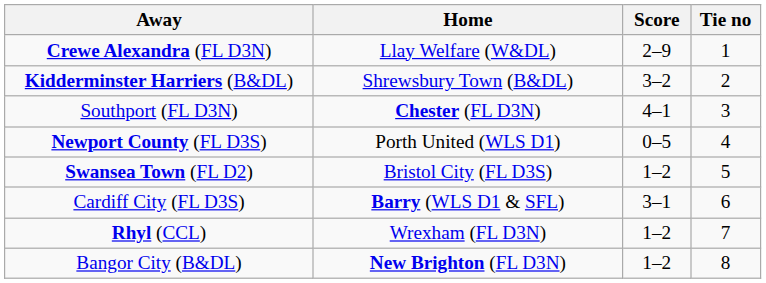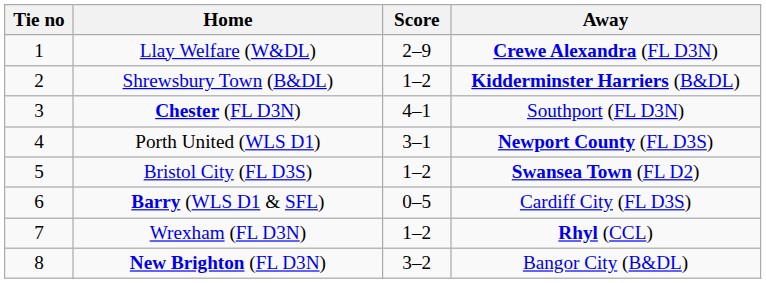columns swapped: (726, 19) <-> (159, 19)
(657, 80) 3–2 -> (417, 80) 1–2
(657, 141) 0–5 -> (417, 141) 3–1
(657, 202) 3–1 -> (417, 202) 0–5
(657, 263) 1–2 -> (417, 263) 3–2
